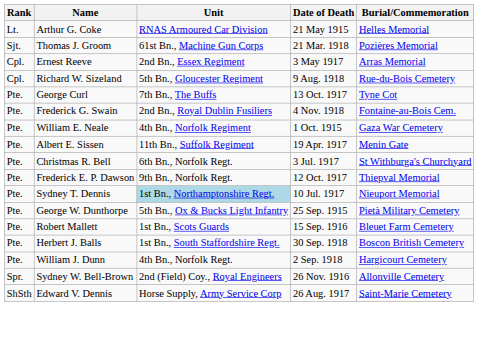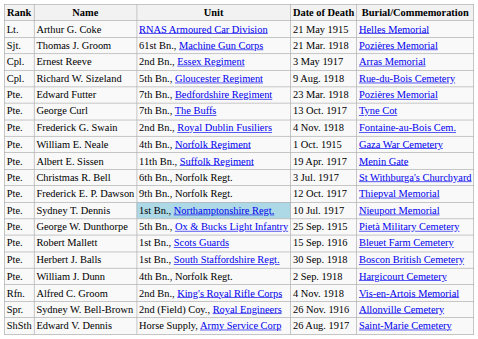+ row: (66, 95)
+ row: (72, 293)
